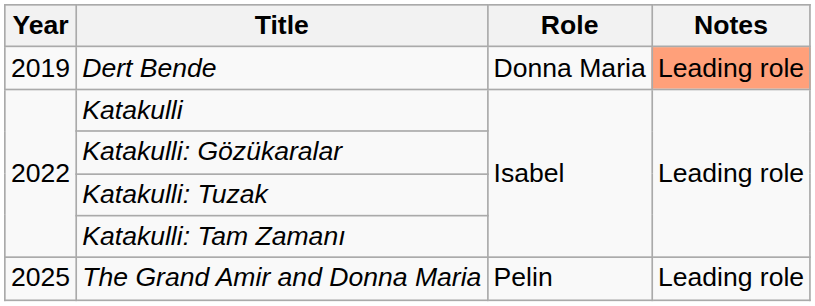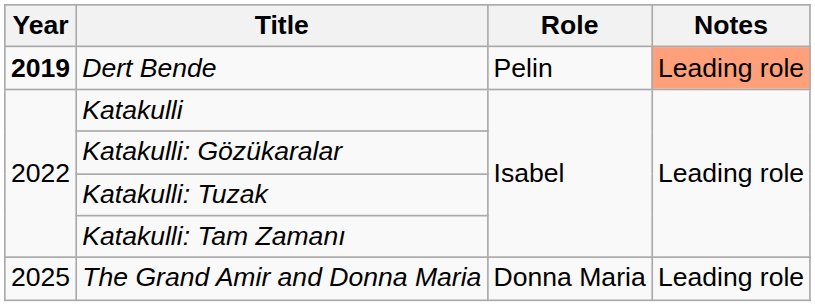(40, 67) normal -> (40, 67) bold
(570, 67) Donna Maria -> (523, 67) Pelin
(523, 278) Pelin -> (570, 278) Donna Maria
